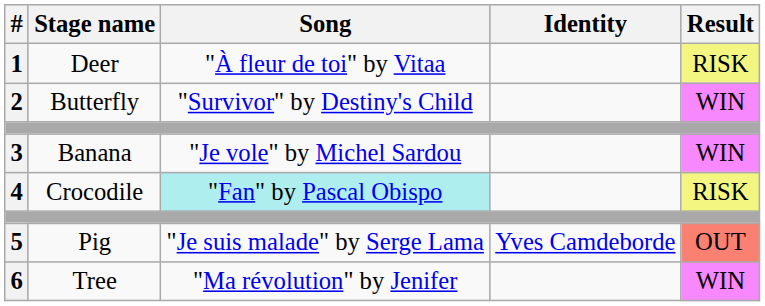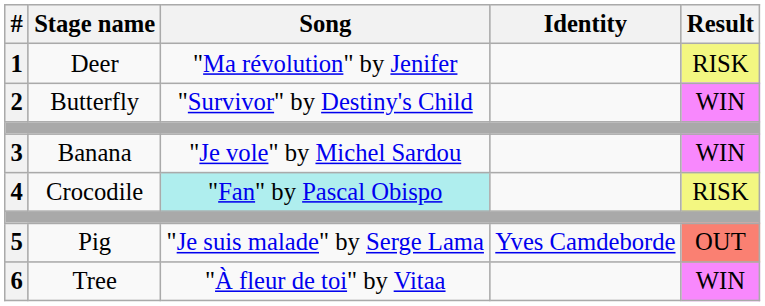(325, 63) "À fleur de toi" by Vitaa -> (325, 63) "Ma révolution" by Jenifer
(325, 281) "Ma révolution" by Jenifer -> (325, 281) "À fleur de toi" by Vitaa
